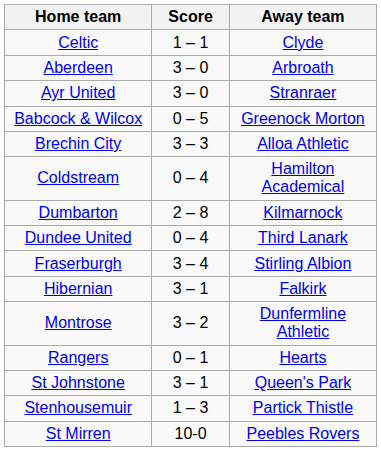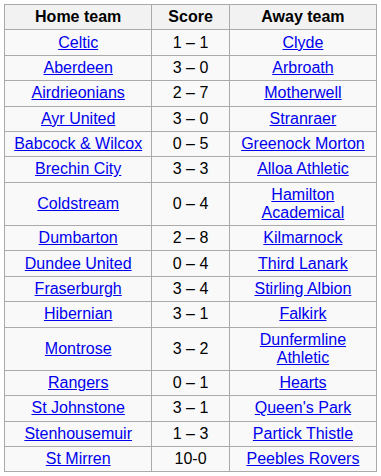+ row: (78, 93)
